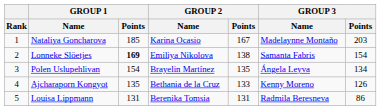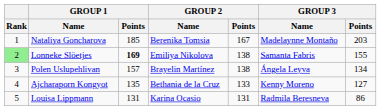(175, 41) Karina Ocasio -> (180, 41) Berenika Tomsia
(17, 55) no background -> (17, 55) lightgreen background
(360, 55) 154 -> (360, 55) 155
(133, 70) 154 -> (133, 70) 157
(243, 70) 135 -> (243, 70) 138
(360, 84) 126 -> (360, 84) 127
(180, 99) Berenika Tomsia -> (175, 99) Karina Ocasio
